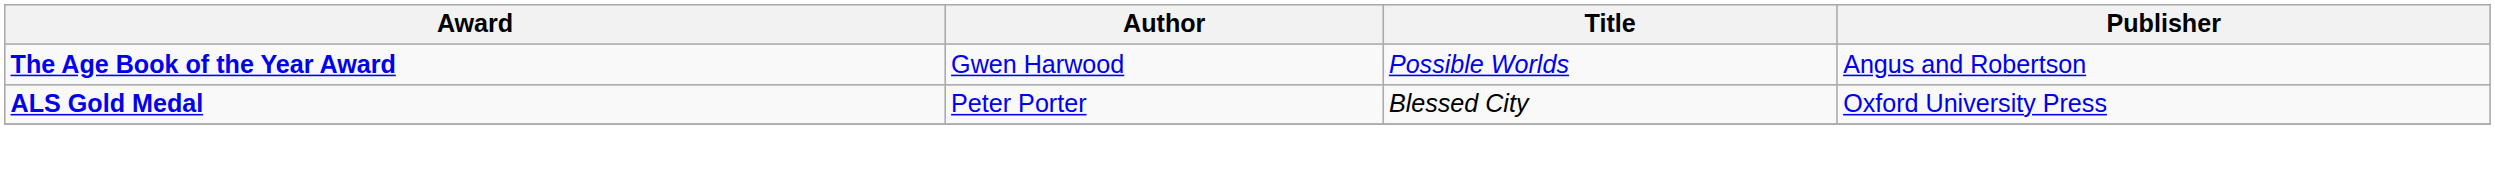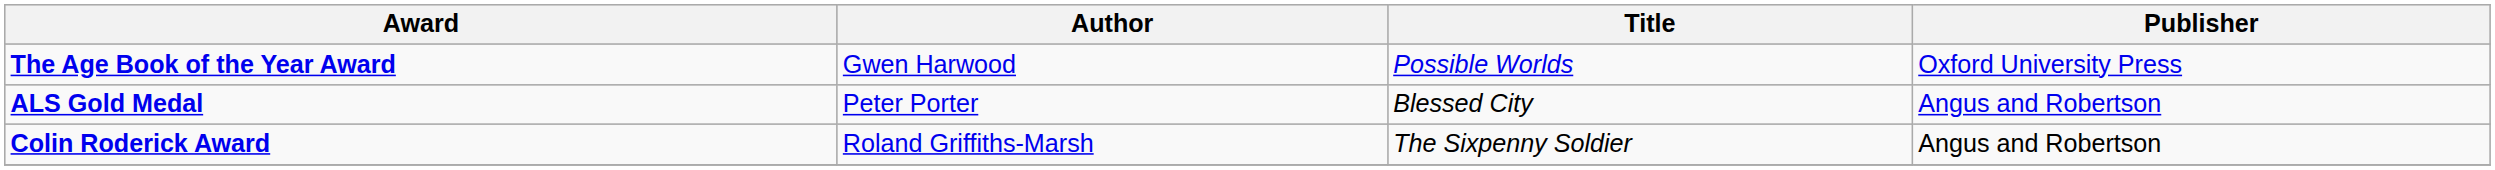(1965, 64) Angus and Robertson -> (2050, 64) Oxford University Press
(1975, 104) Oxford University Press -> (2040, 104) Angus and Robertson
+ row: (140, 143)
